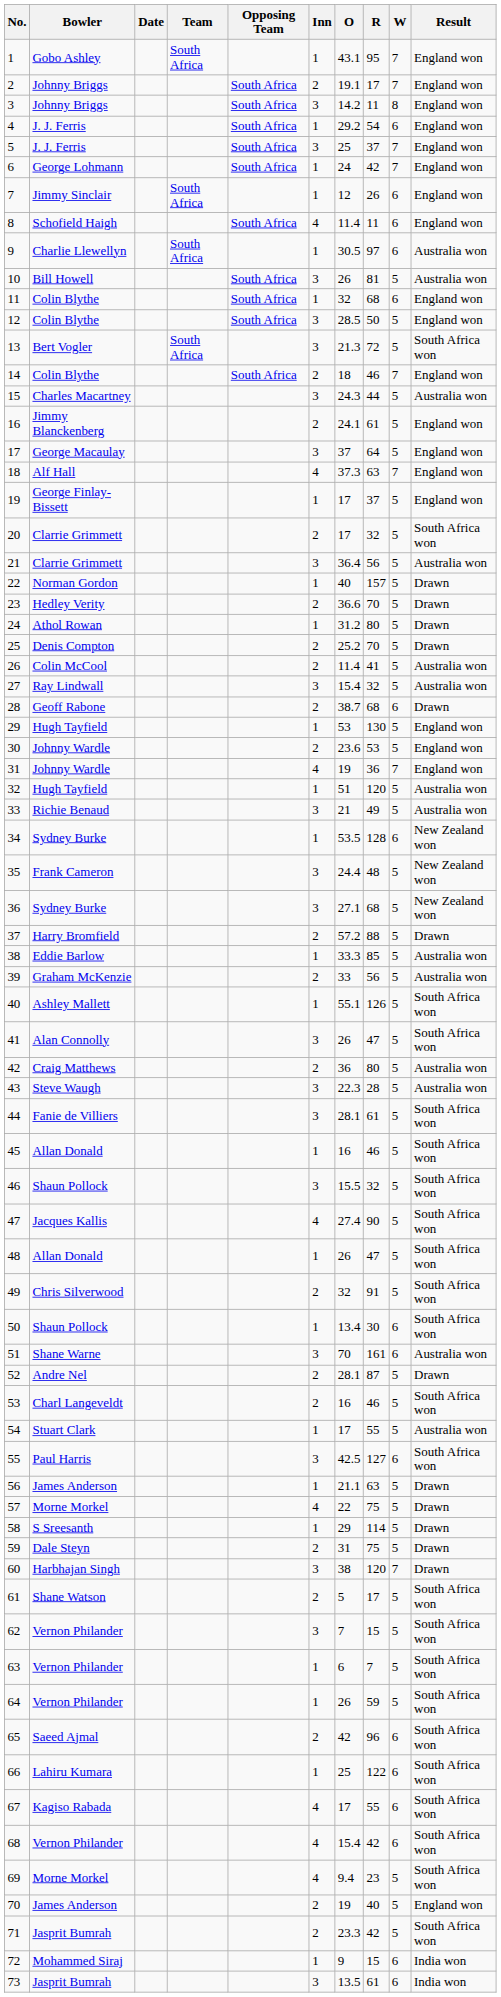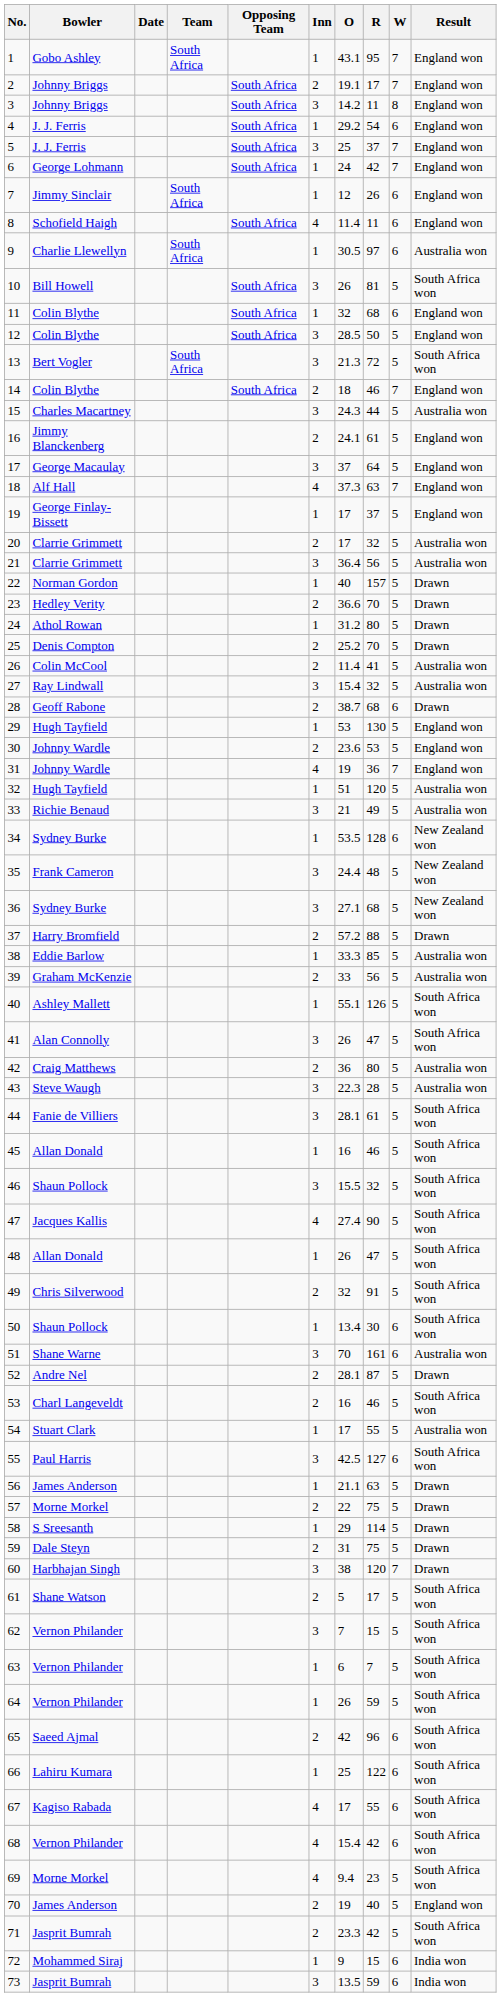(451, 278) Australia won -> (447, 285) South Africa won
(447, 535) South Africa won -> (451, 542) Australia won
(316, 1507) 4 -> (316, 1507) 2
(373, 1981) 61 -> (373, 1981) 59
